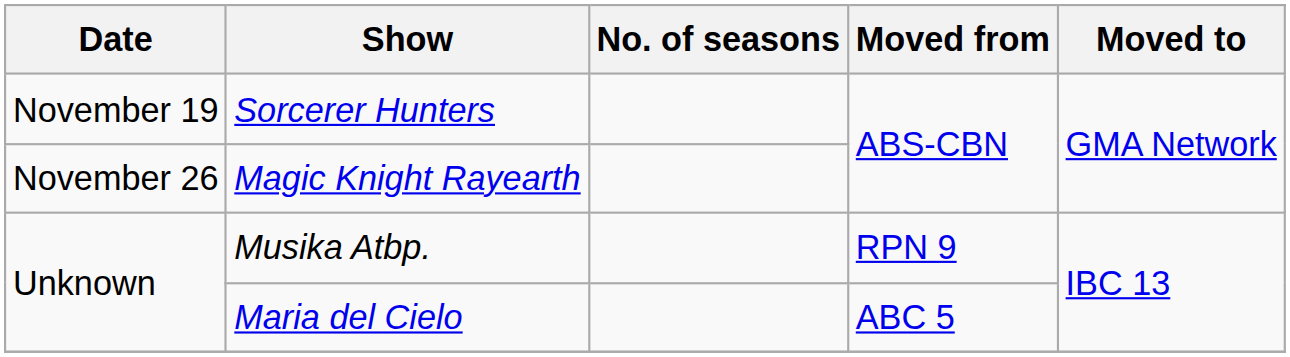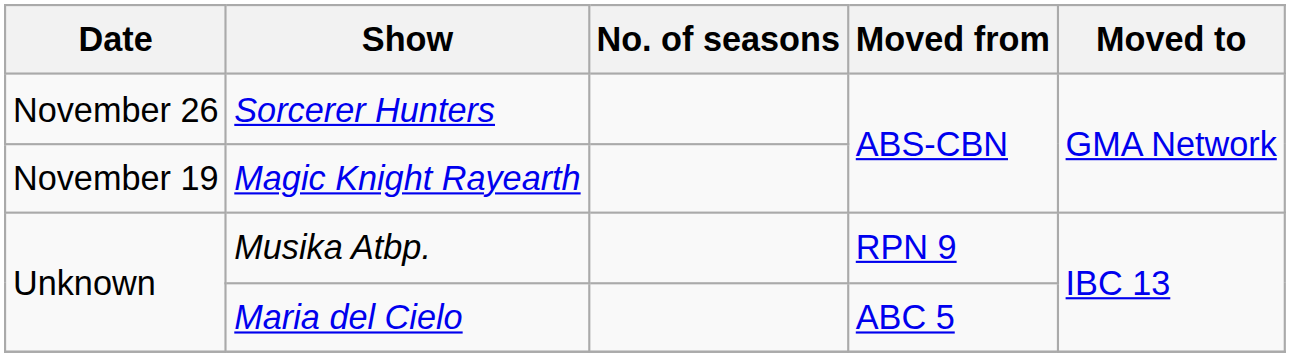(116, 109) November 19 -> (116, 109) November 26
(116, 178) November 26 -> (116, 178) November 19
